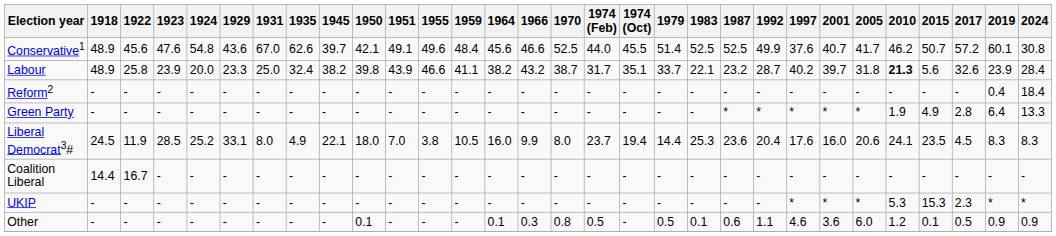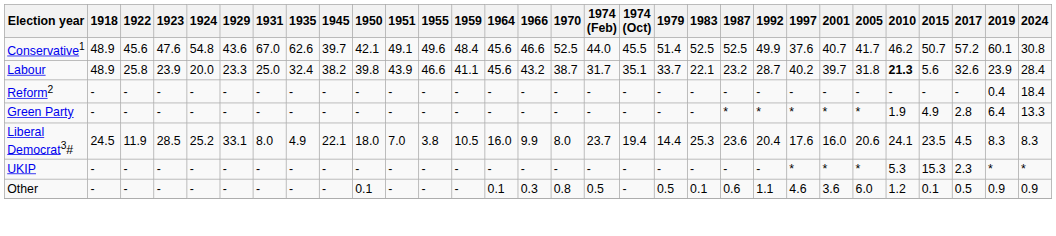(500, 70) 38.2 -> (500, 70) 45.6
- row: (31, 176)
